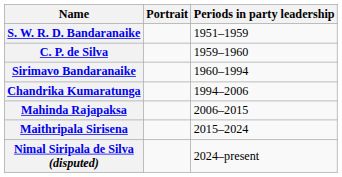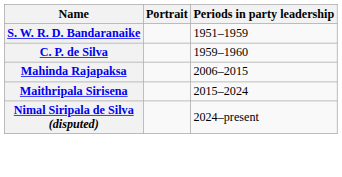- row: (74, 71)
- row: (74, 91)
